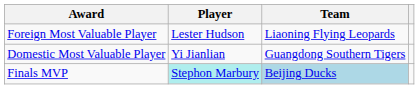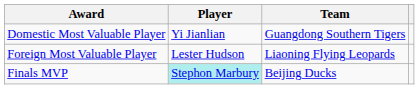rows swapped: (86, 53) <-> (82, 34)
(301, 73) lightblue background -> (301, 73) no background
